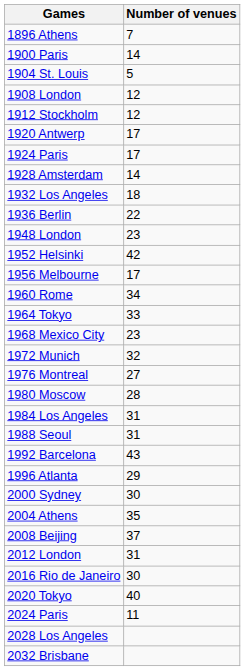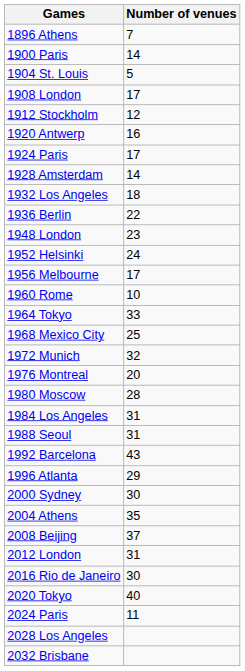(133, 94) 12 -> (133, 94) 17
(133, 134) 17 -> (133, 134) 16
(133, 255) 42 -> (133, 255) 24
(133, 295) 34 -> (133, 295) 10
(133, 335) 23 -> (133, 335) 25
(133, 375) 27 -> (133, 375) 20
